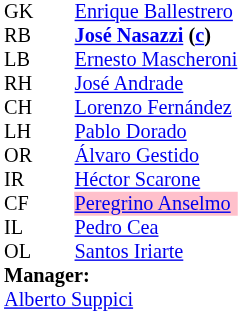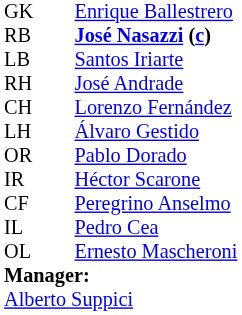(156, 59) Ernesto Mascheroni -> (129, 59) Santos Iriarte
(131, 131) Pablo Dorado -> (137, 131) Álvaro Gestido
(137, 155) Álvaro Gestido -> (131, 155) Pablo Dorado
(153, 203) pink background -> (153, 203) no background
(129, 251) Santos Iriarte -> (156, 251) Ernesto Mascheroni
